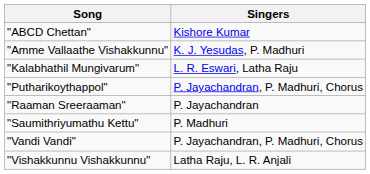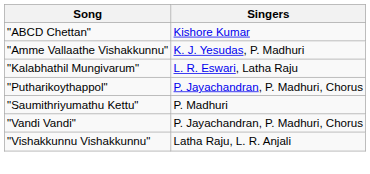- row: (66, 105)
